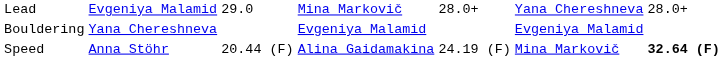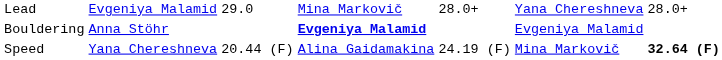(153, 29) Yana Chereshneva -> (129, 29) Anna Stöhr
(362, 29) normal -> (362, 29) bold
(129, 49) Anna Stöhr -> (153, 49) Yana Chereshneva
